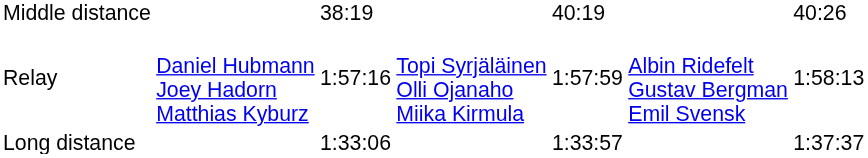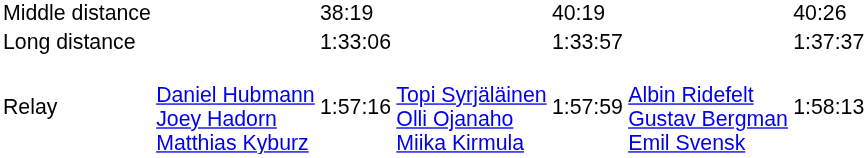rows swapped: (69, 143) <-> (30, 77)
